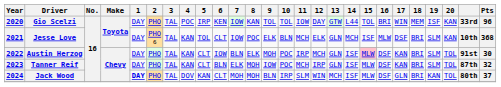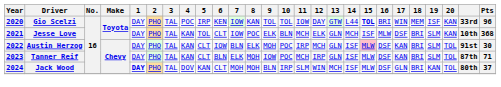(368, 21) normal -> (368, 21) bold
(155, 37) PHO 6 -> (155, 33) PHO
(487, 64) 32 -> (487, 56) 71
